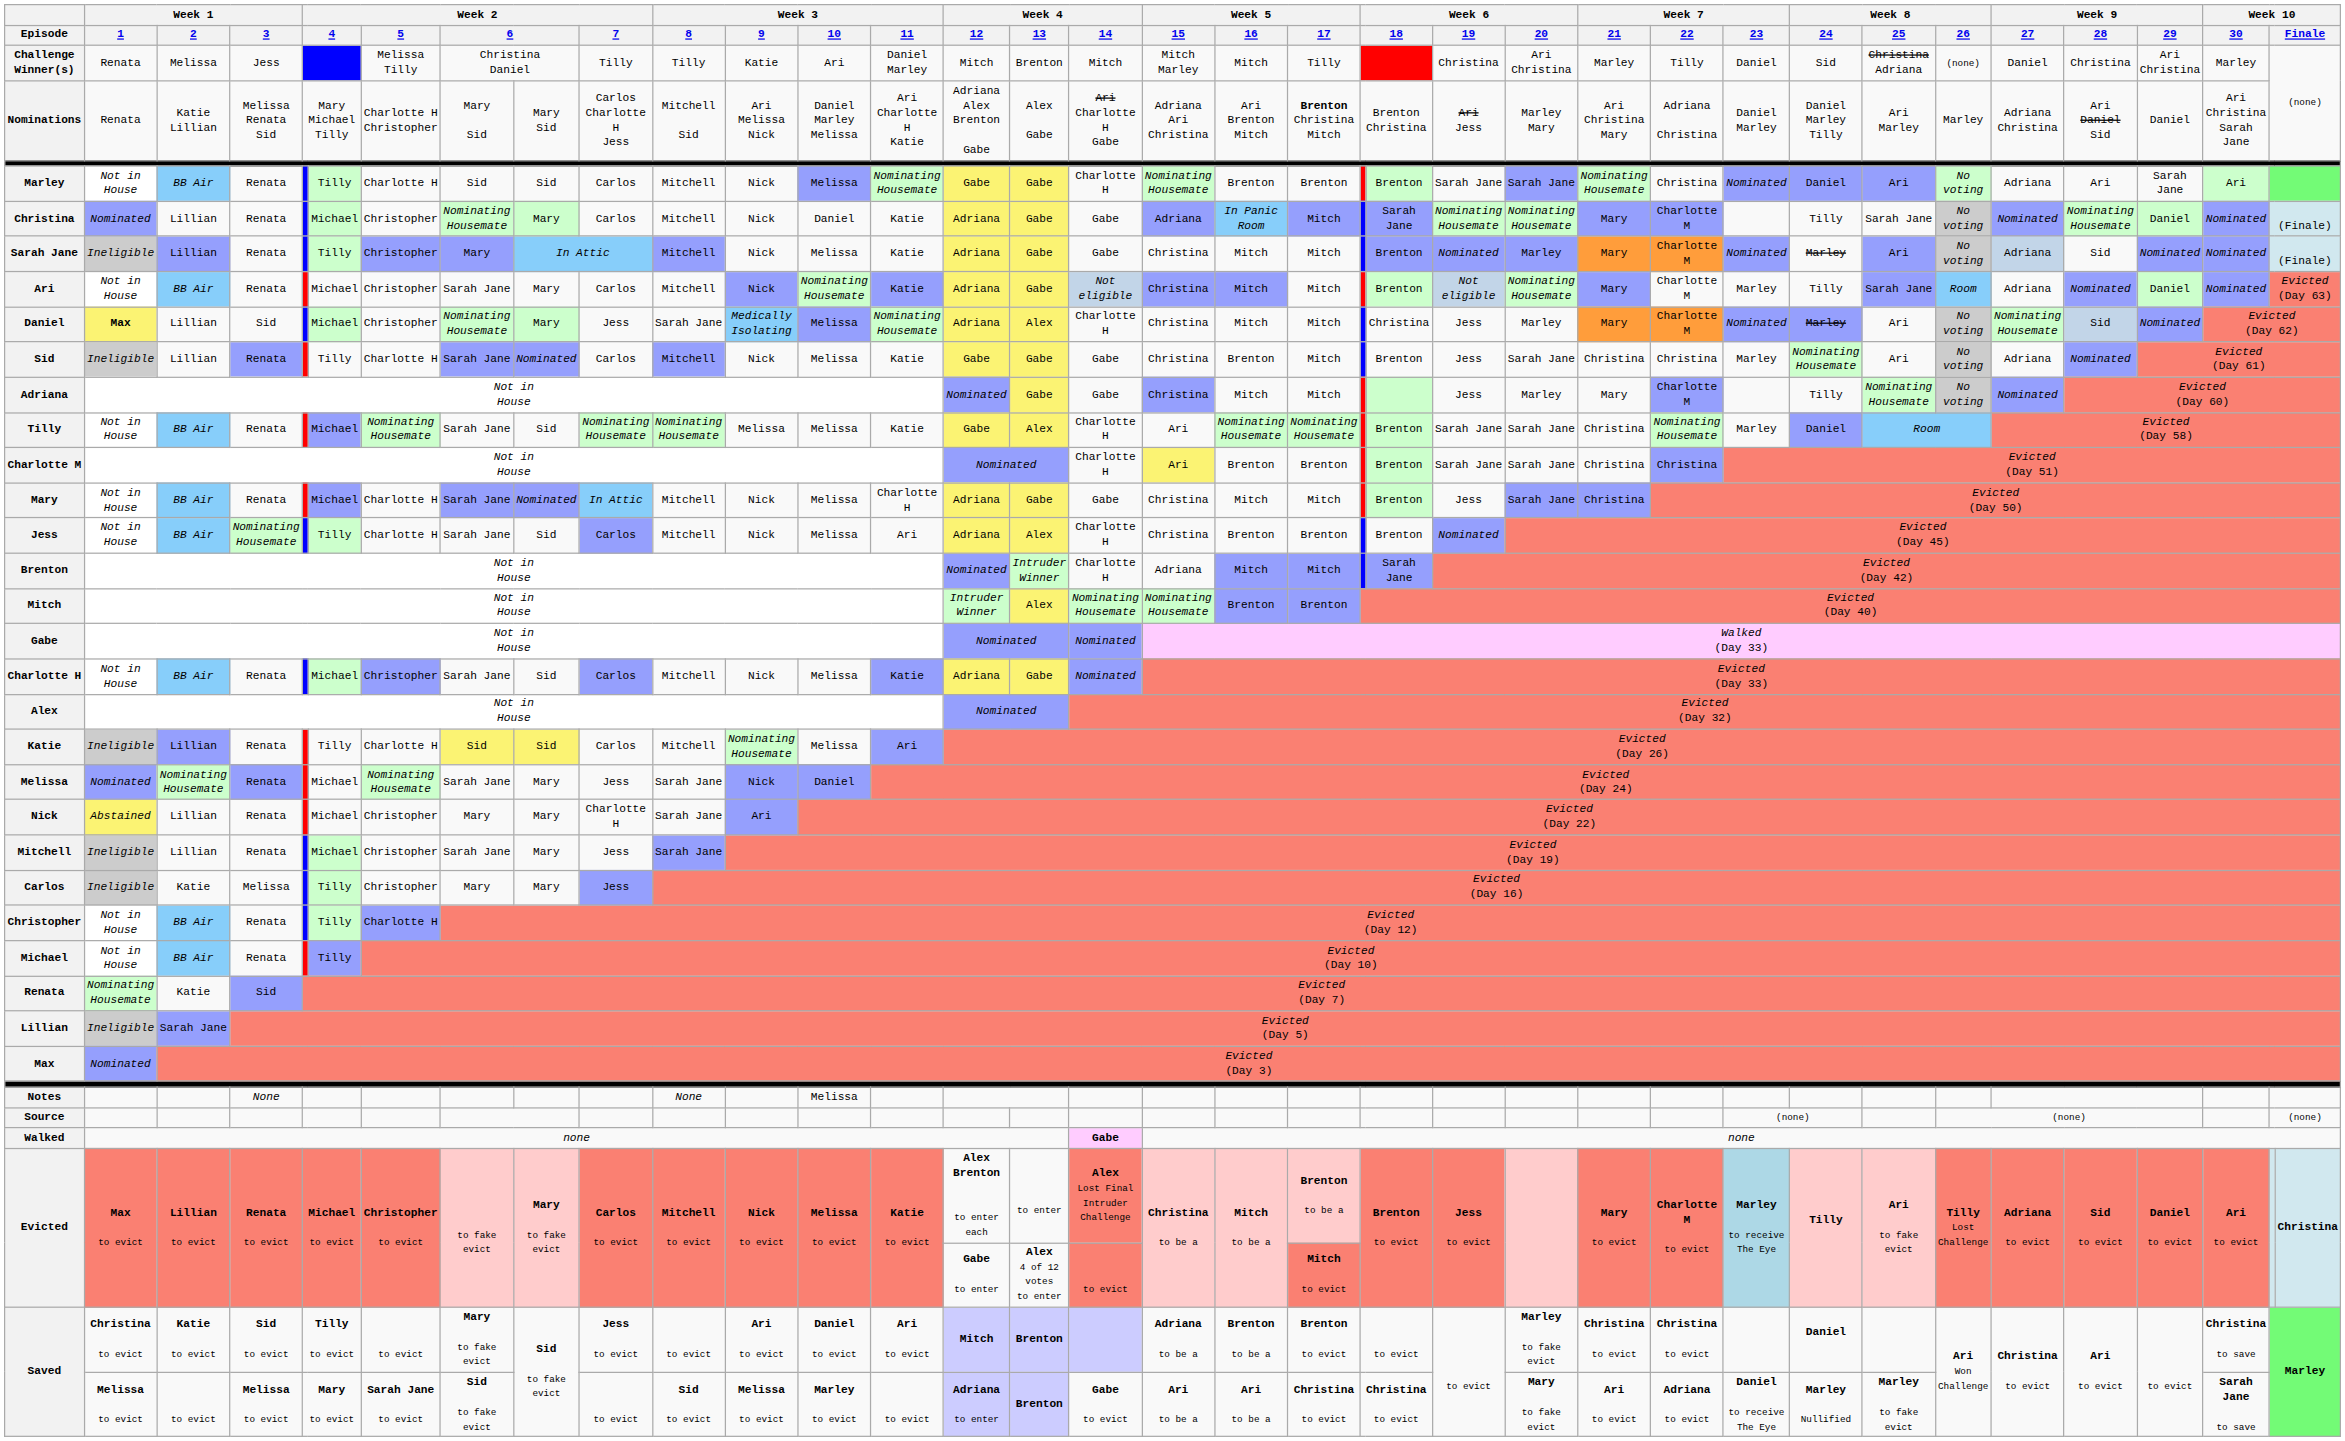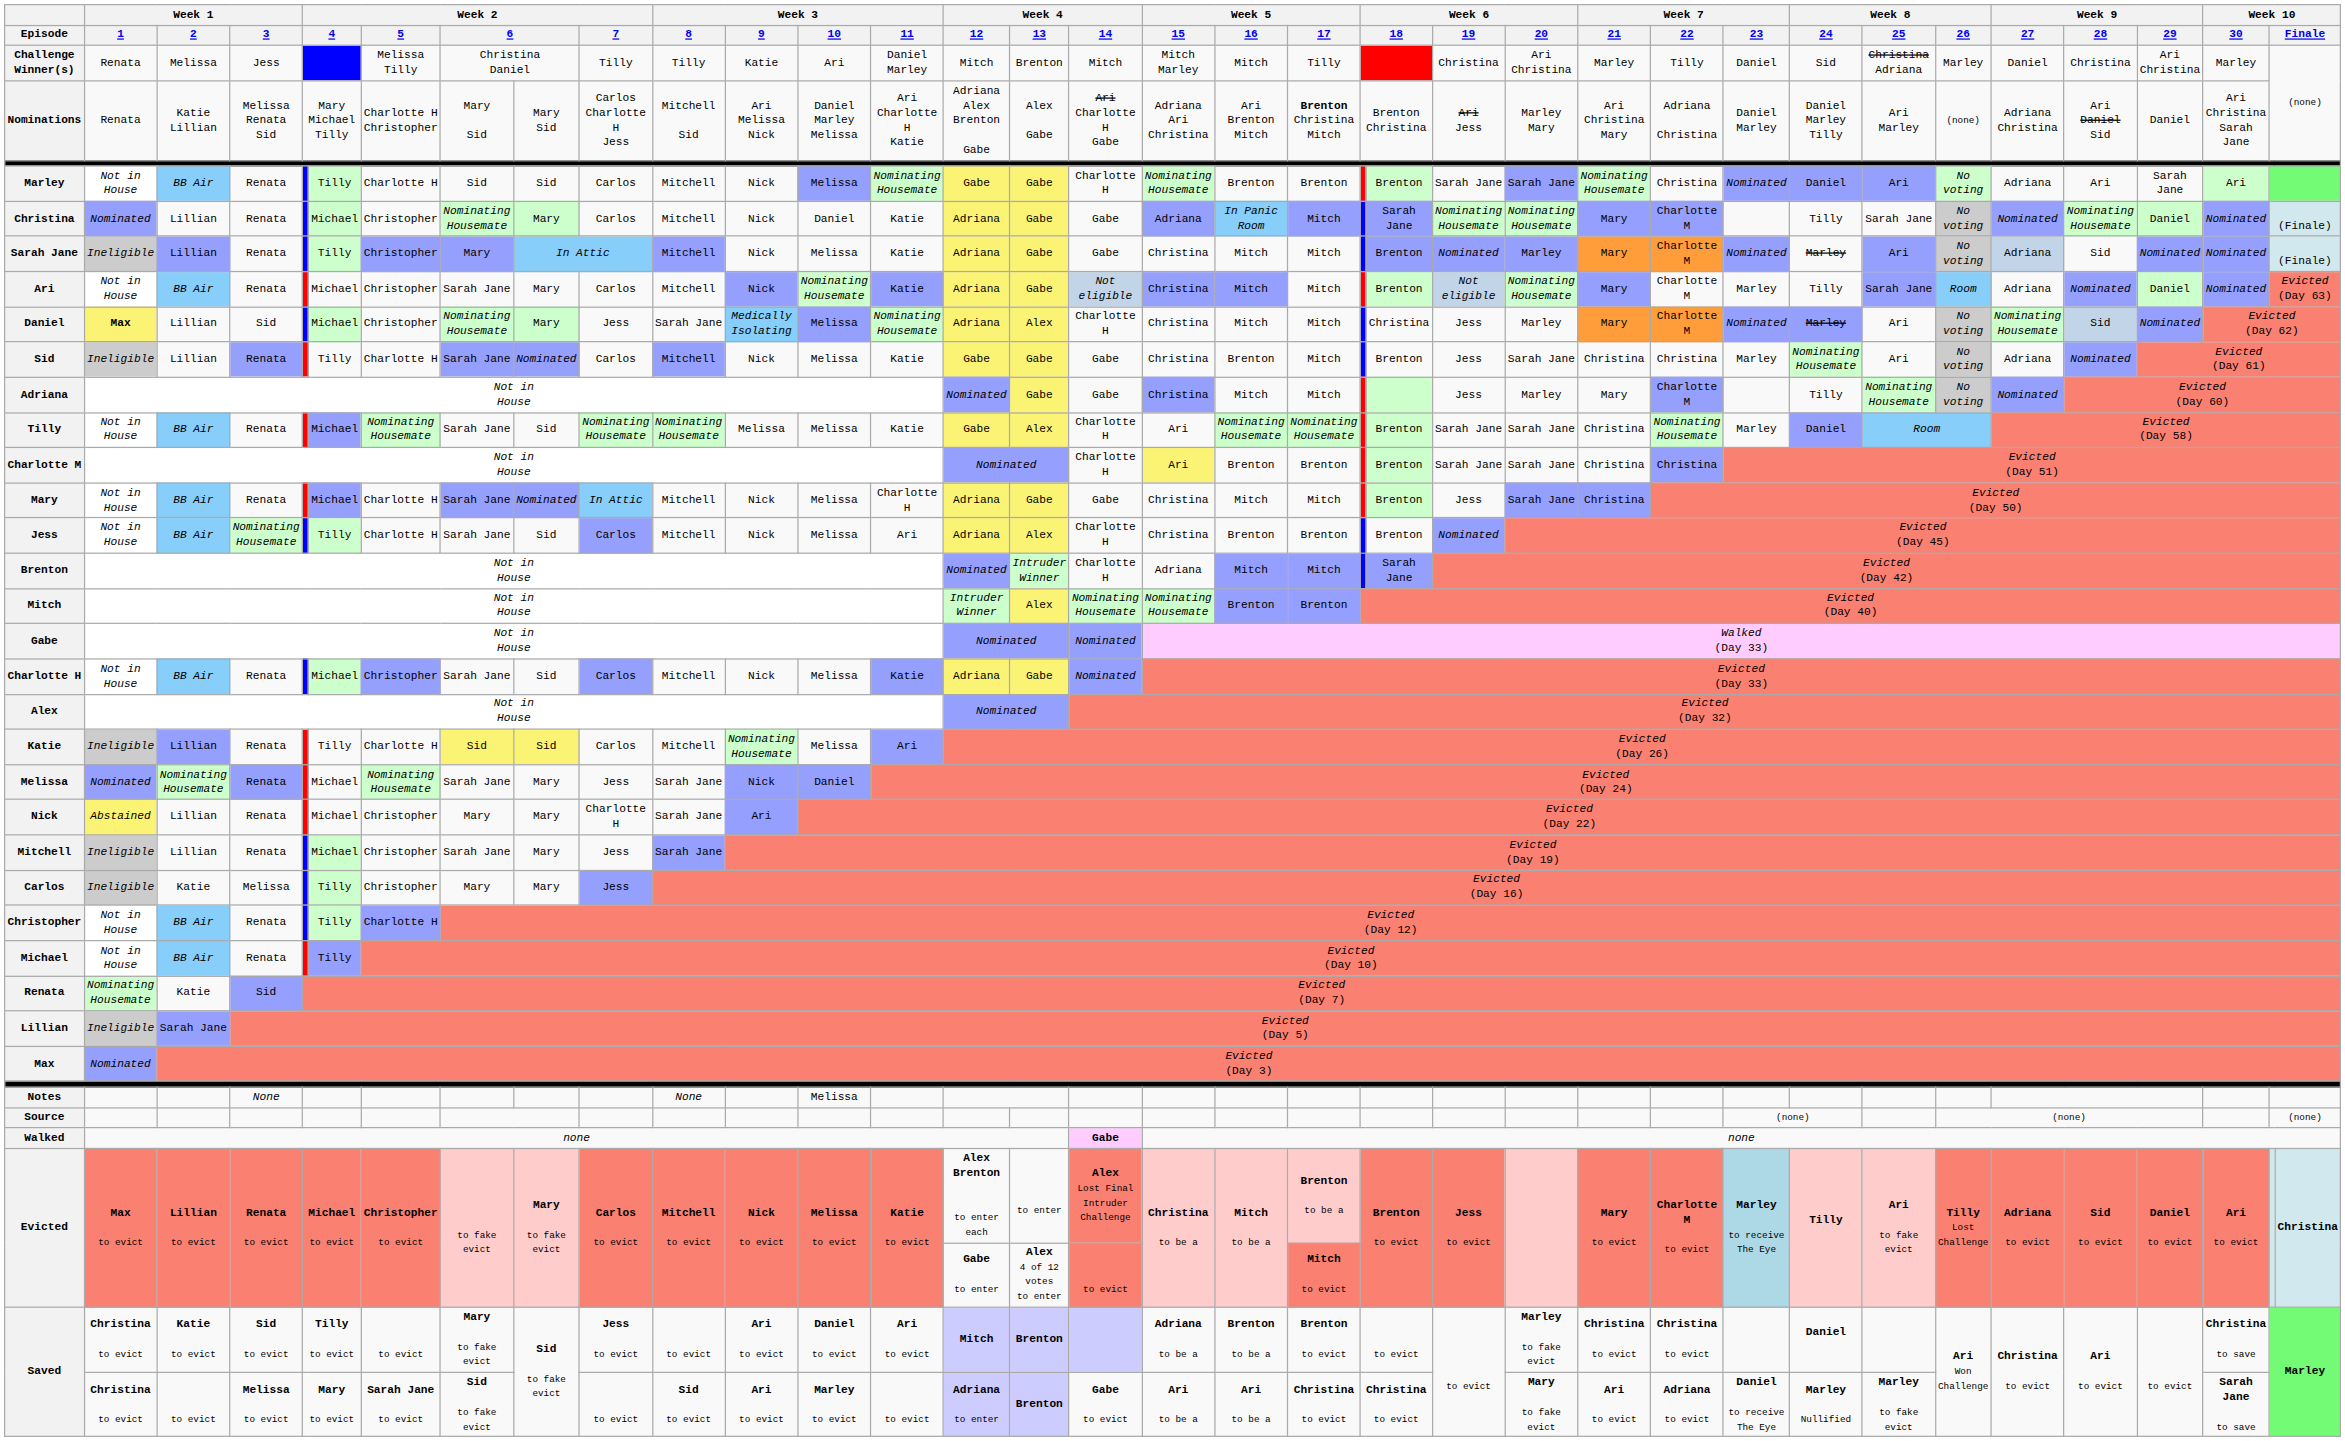(1963, 63) (none) -> (1963, 63) Marley
(1963, 120) Marley -> (1963, 121) (none)
(121, 1403) Melissa to evict -> (121, 1403) Christina to evict
(761, 1403) Melissa to evict -> (761, 1403) Ari to evict
